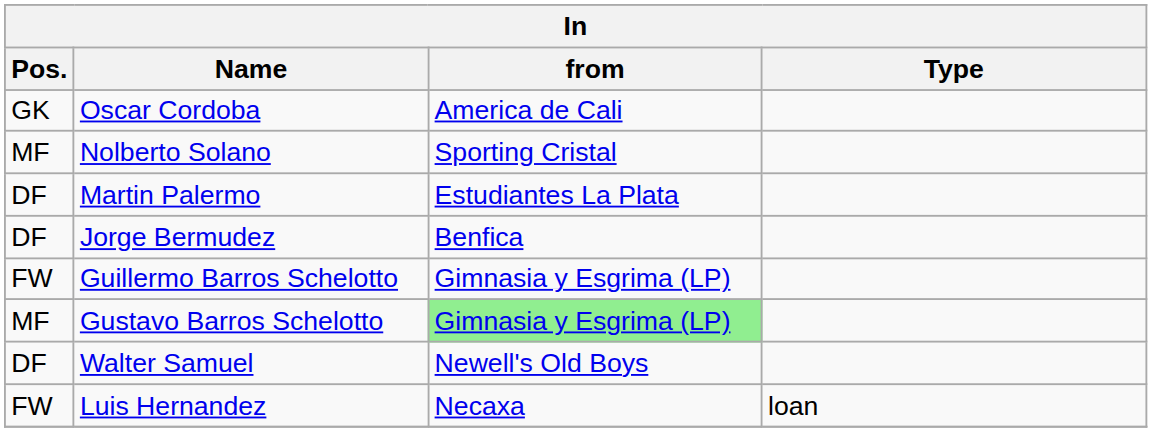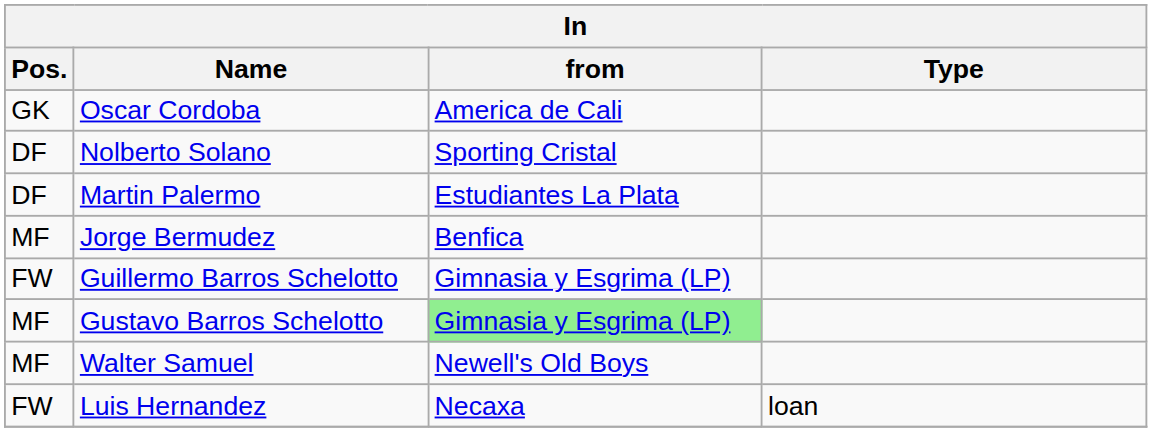(30, 153) MF -> (29, 153) DF
(29, 237) DF -> (30, 237) MF
(29, 363) DF -> (30, 363) MF
